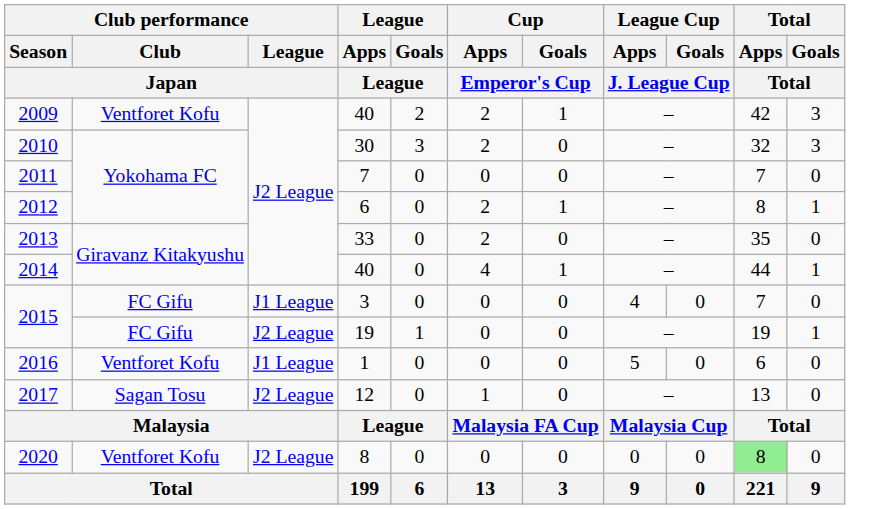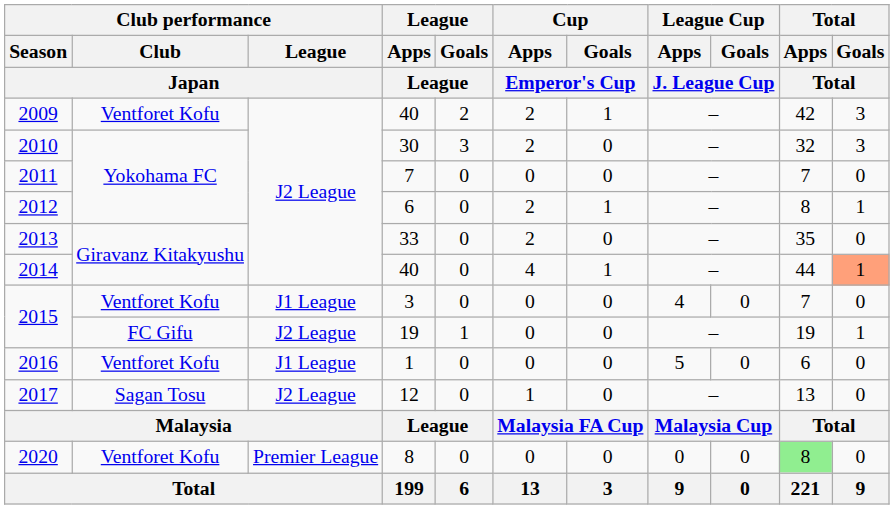(816, 269) no background -> (860, 269) lightsalmon background
(160, 301) FC Gifu -> (160, 301) Ventforet Kofu
(293, 457) J2 League -> (316, 457) Premier League
